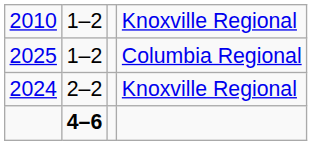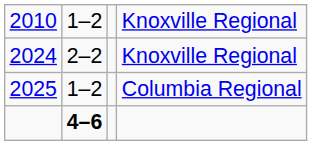rows swapped: (33, 88) <-> (33, 55)
